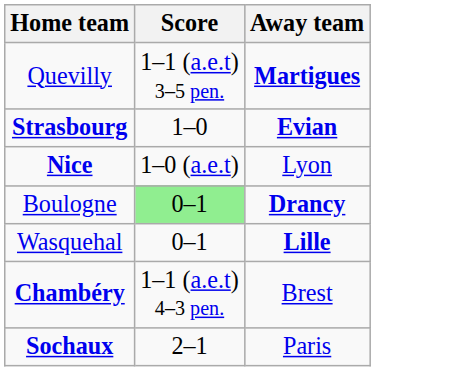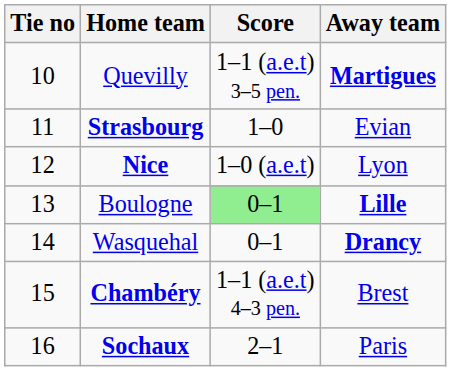+ column: (43, 23)
(307, 127) bold -> (383, 127) normal
(307, 204) Drancy -> (383, 204) Lille
(307, 242) Lille -> (383, 242) Drancy
